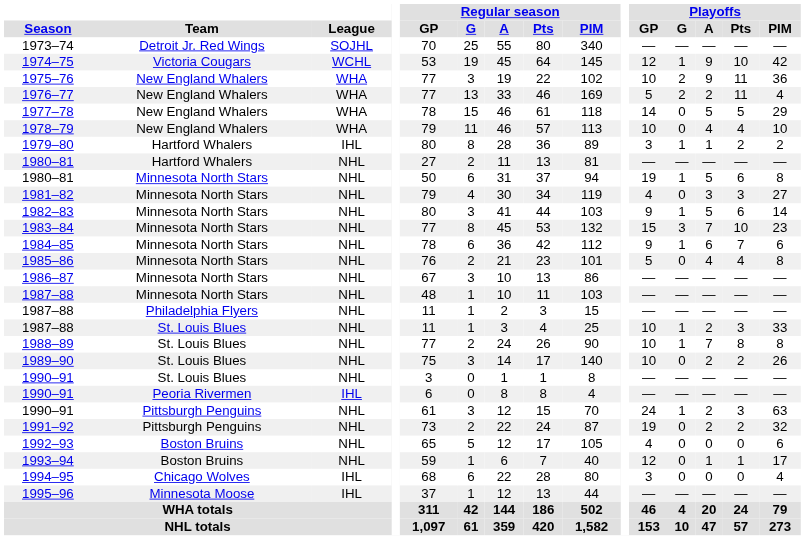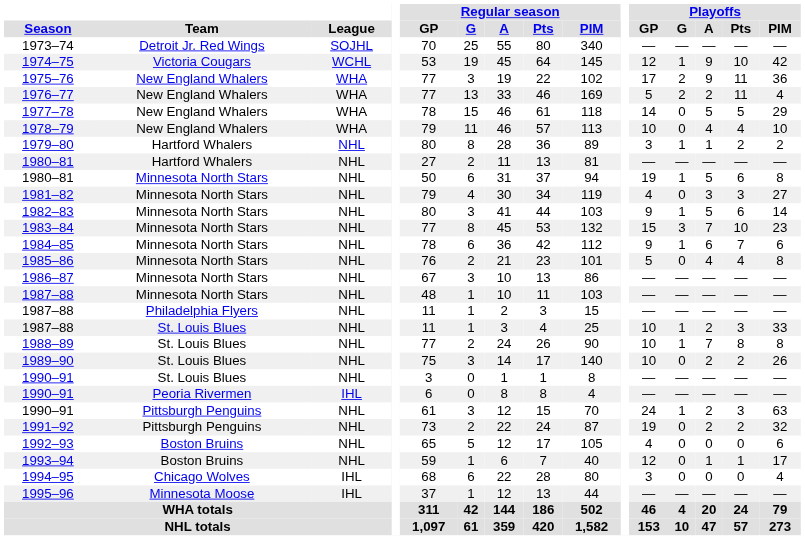(649, 78) 10 -> (649, 78) 17
(352, 145) IHL -> (352, 145) NHL
